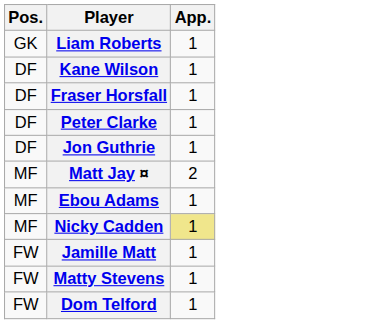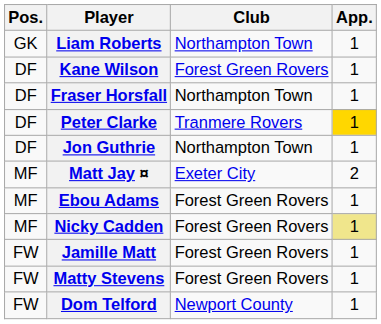+ column: (252, 17)
(193, 122) no background -> (354, 122) gold background
